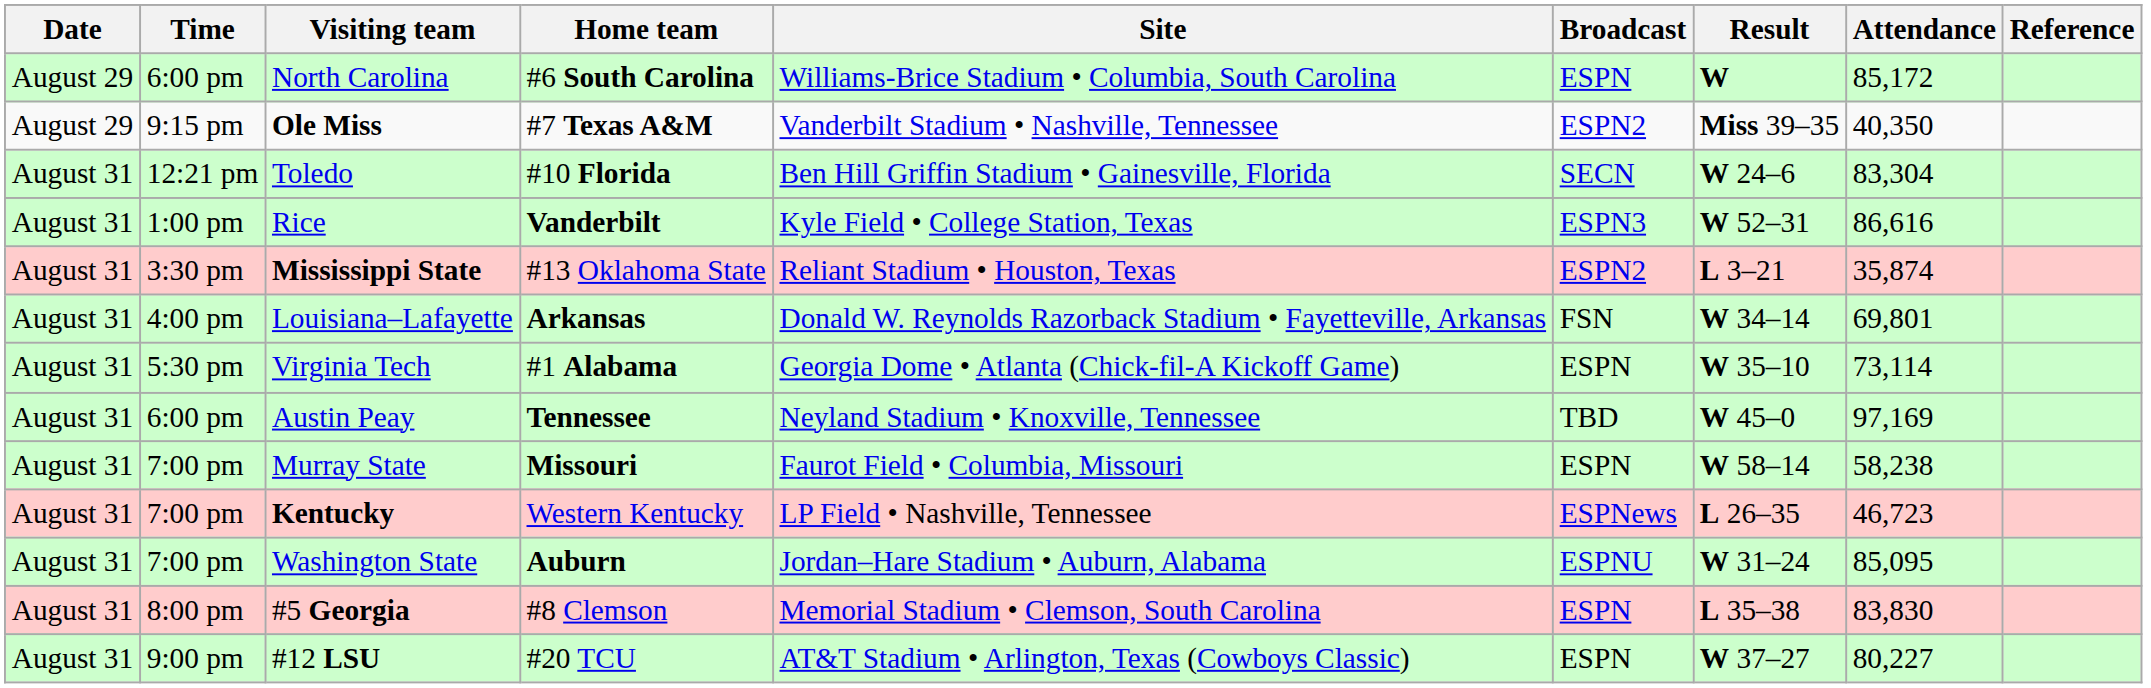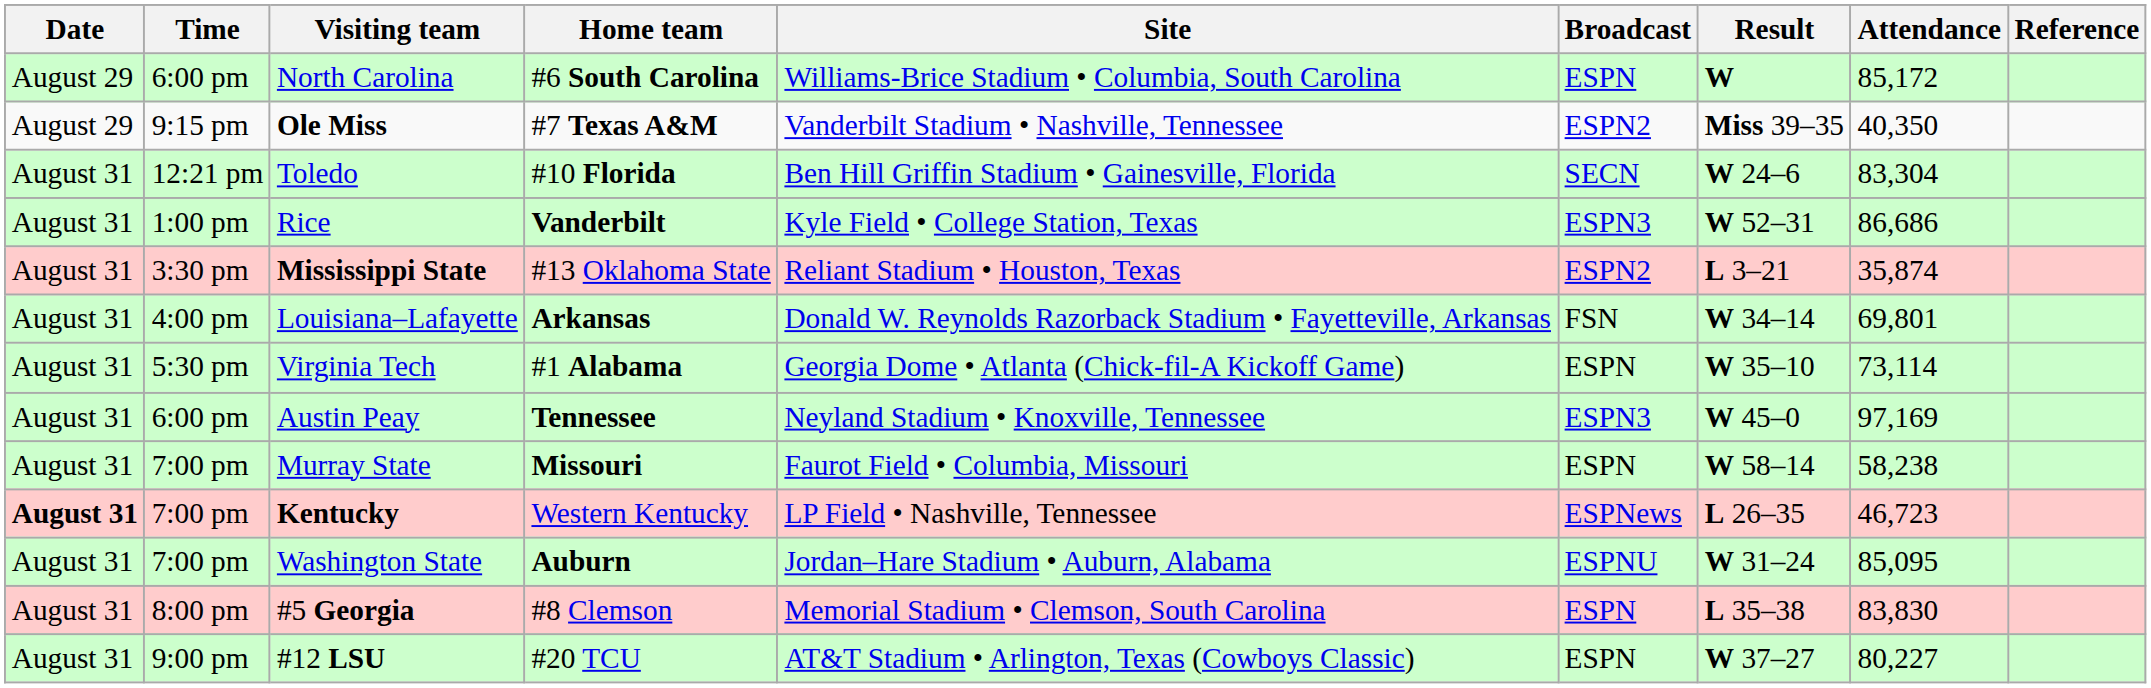(1893, 222) 86,616 -> (1898, 222) 86,686
(1589, 415) TBD -> (1608, 415) ESPN3
(72, 512) normal -> (75, 512) bold
